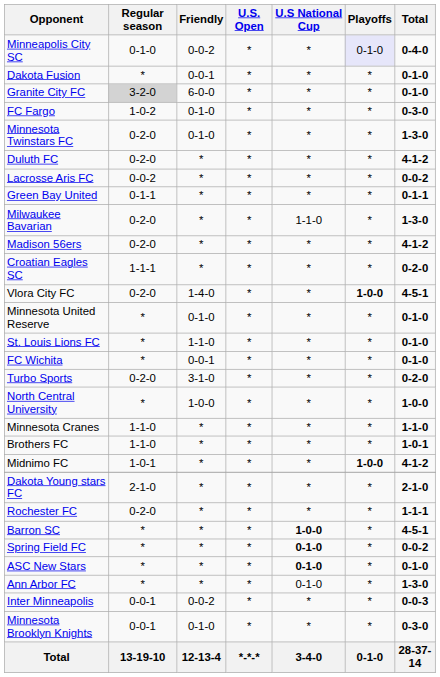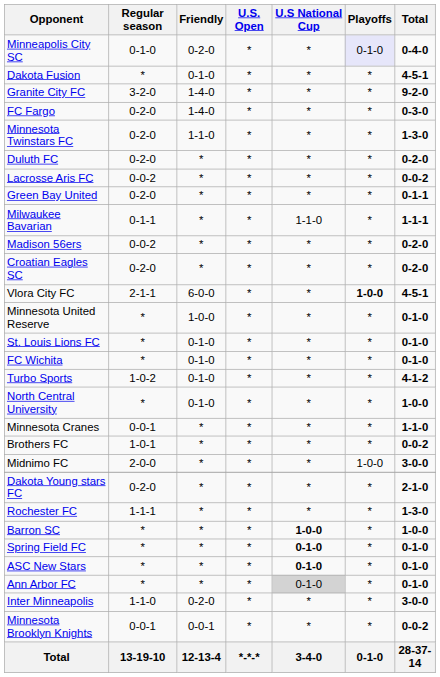(201, 50) 0-0-2 -> (201, 50) 0-2-0
(201, 75) 0-0-1 -> (201, 75) 0-1-0
(415, 75) 0-1-0 -> (415, 75) 4-5-1
(143, 93) lightgrey background -> (143, 93) no background
(201, 93) 6-0-0 -> (201, 93) 1-4-0
(415, 93) 0-1-0 -> (415, 93) 9-2-0
(143, 111) 1-0-2 -> (143, 111) 0-2-0
(201, 111) 0-1-0 -> (201, 111) 1-4-0
(201, 135) 0-1-0 -> (201, 135) 1-1-0
(415, 159) 4-1-2 -> (415, 159) 0-2-0
(143, 195) 0-1-1 -> (143, 195) 0-2-0
(143, 220) 0-2-0 -> (143, 220) 0-1-1
(415, 220) 1-3-0 -> (415, 220) 1-1-1
(143, 244) 0-2-0 -> (143, 244) 0-0-2
(415, 244) 4-1-2 -> (415, 244) 0-2-0
(143, 269) 1-1-1 -> (143, 269) 0-2-0
(143, 293) 0-2-0 -> (143, 293) 2-1-1
(201, 293) 1-4-0 -> (201, 293) 6-0-0
(201, 318) 0-1-0 -> (201, 318) 1-0-0
(201, 342) 1-1-0 -> (201, 342) 0-1-0
(201, 360) 0-0-1 -> (201, 360) 0-1-0
(143, 378) 0-2-0 -> (143, 378) 1-0-2
(201, 378) 3-1-0 -> (201, 378) 0-1-0
(415, 378) 0-2-0 -> (415, 378) 4-1-2
(201, 402) 1-0-0 -> (201, 402) 0-1-0
(143, 427) 1-1-0 -> (143, 427) 0-0-1
(143, 445) 1-1-0 -> (143, 445) 1-0-1
(415, 445) 1-0-1 -> (415, 445) 0-0-2
(143, 463) 1-0-1 -> (143, 463) 2-0-0
(370, 463) bold -> (370, 463) normal
(415, 463) 4-1-2 -> (415, 463) 3-0-0
(143, 487) 2-1-0 -> (143, 487) 0-2-0
(143, 512) 0-2-0 -> (143, 512) 1-1-1
(415, 512) 1-1-1 -> (415, 512) 1-3-0
(415, 530) 4-5-1 -> (415, 530) 1-0-0
(415, 548) 0-0-2 -> (415, 548) 0-1-0
(309, 584) no background -> (309, 584) lightgrey background
(415, 584) 1-3-0 -> (415, 584) 0-1-0
(143, 602) 0-0-1 -> (143, 602) 1-1-0
(201, 602) 0-0-2 -> (201, 602) 0-2-0
(415, 602) 0-0-3 -> (415, 602) 3-0-0
(201, 626) 0-1-0 -> (201, 626) 0-0-1
(415, 626) 0-3-0 -> (415, 626) 0-0-2
